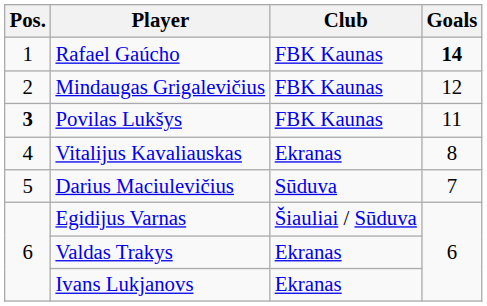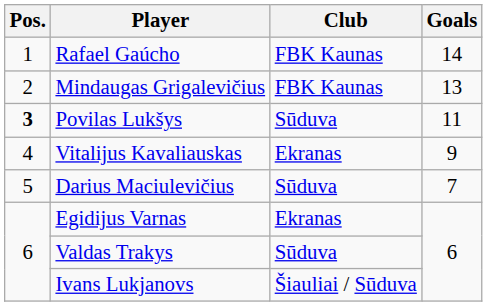(452, 53) bold -> (452, 53) normal
(452, 86) 12 -> (452, 86) 13
(329, 119) FBK Kaunas -> (306, 119) Sūduva
(452, 152) 8 -> (452, 152) 9
(346, 218) Šiauliai / Sūduva -> (308, 218) Ekranas
(308, 251) Ekranas -> (306, 251) Sūduva
(308, 284) Ekranas -> (346, 284) Šiauliai / Sūduva
